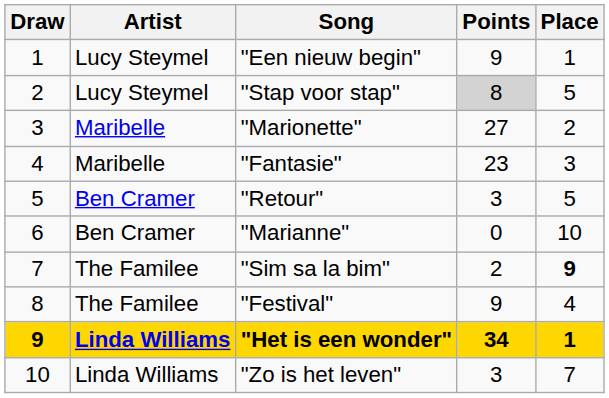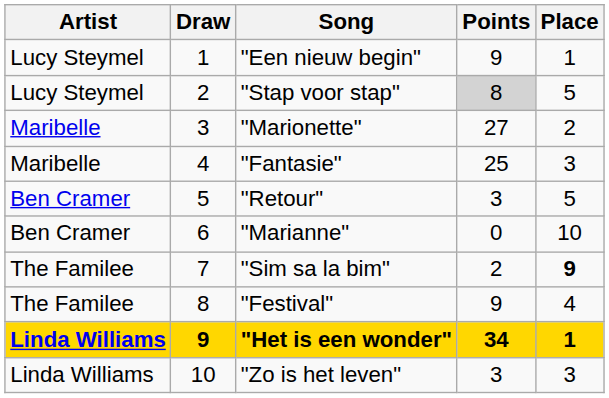columns swapped: (37, 22) <-> (153, 22)
(496, 163) 23 -> (496, 163) 25
(570, 374) 7 -> (570, 374) 3
